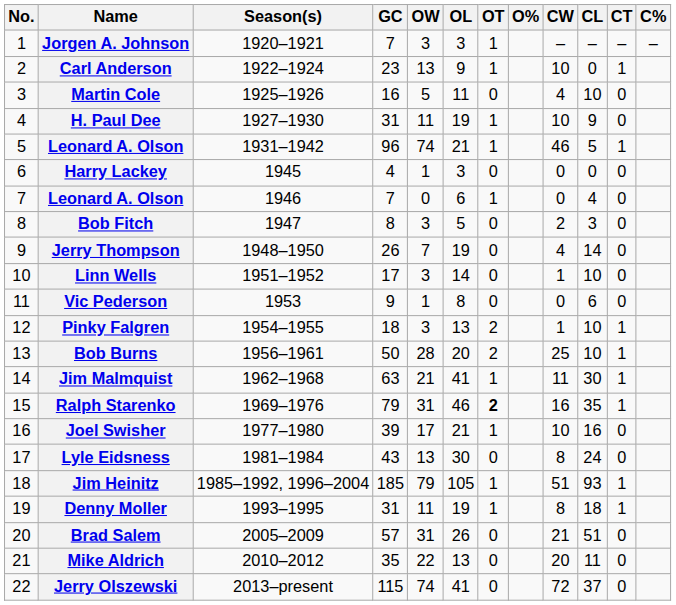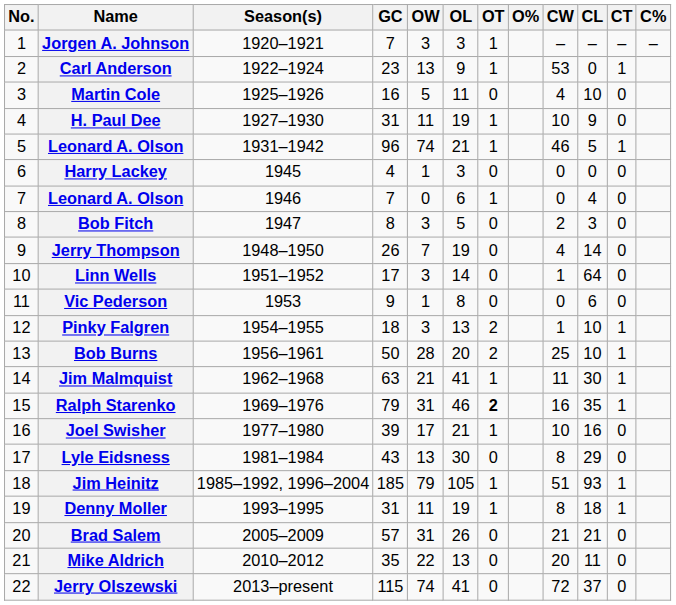(560, 69) 10 -> (560, 69) 53
(592, 276) 10 -> (592, 276) 64
(592, 457) 24 -> (592, 457) 29
(592, 535) 51 -> (592, 535) 21
